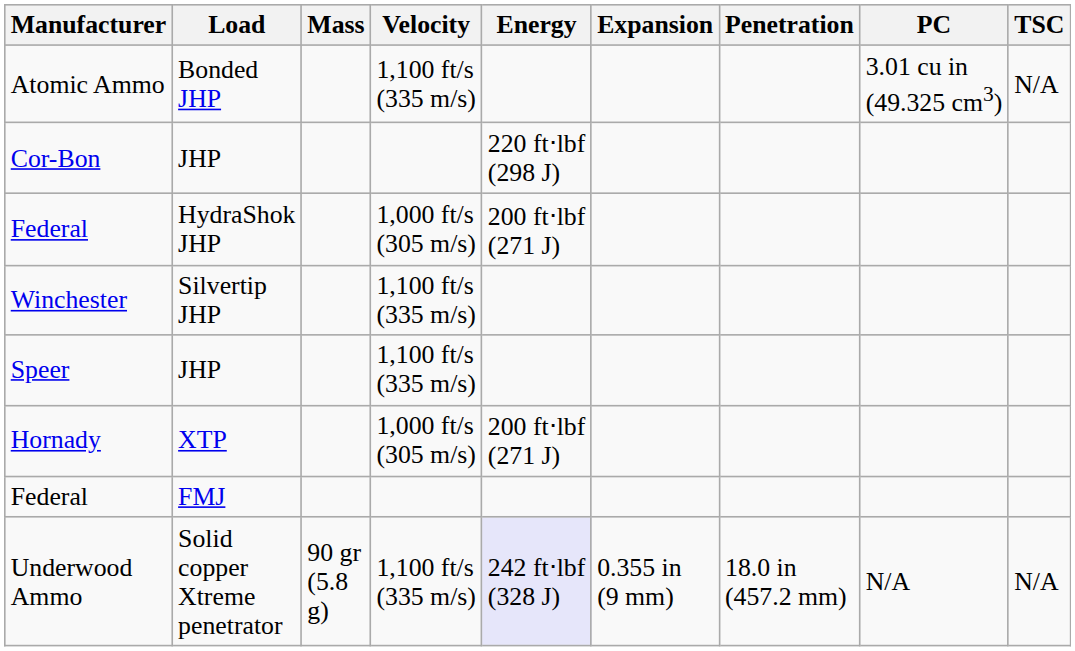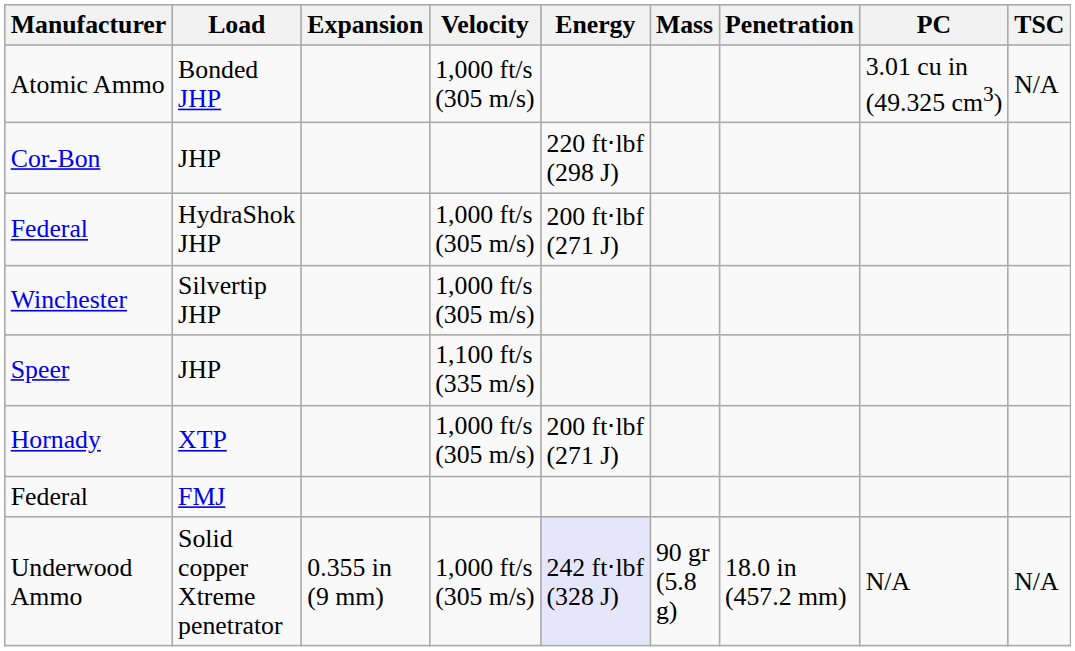columns swapped: (336, 24) <-> (655, 24)
(426, 83) 1,100 ft/s (335 m/s) -> (485, 83) 1,000 ft/s (305 m/s)
(426, 299) 1,100 ft/s (335 m/s) -> (485, 299) 1,000 ft/s (305 m/s)
(426, 580) 1,100 ft/s (335 m/s) -> (485, 580) 1,000 ft/s (305 m/s)
